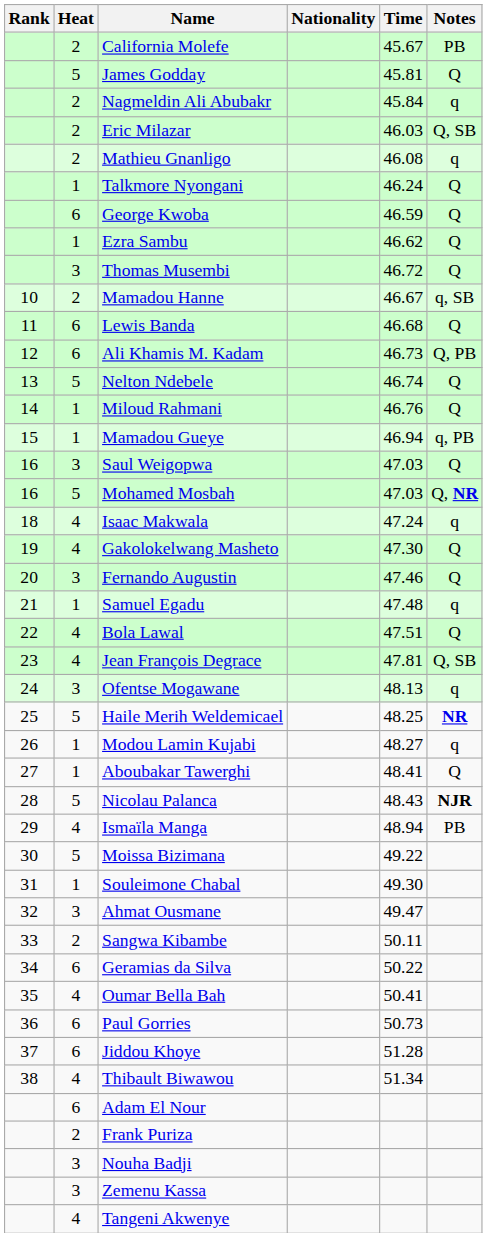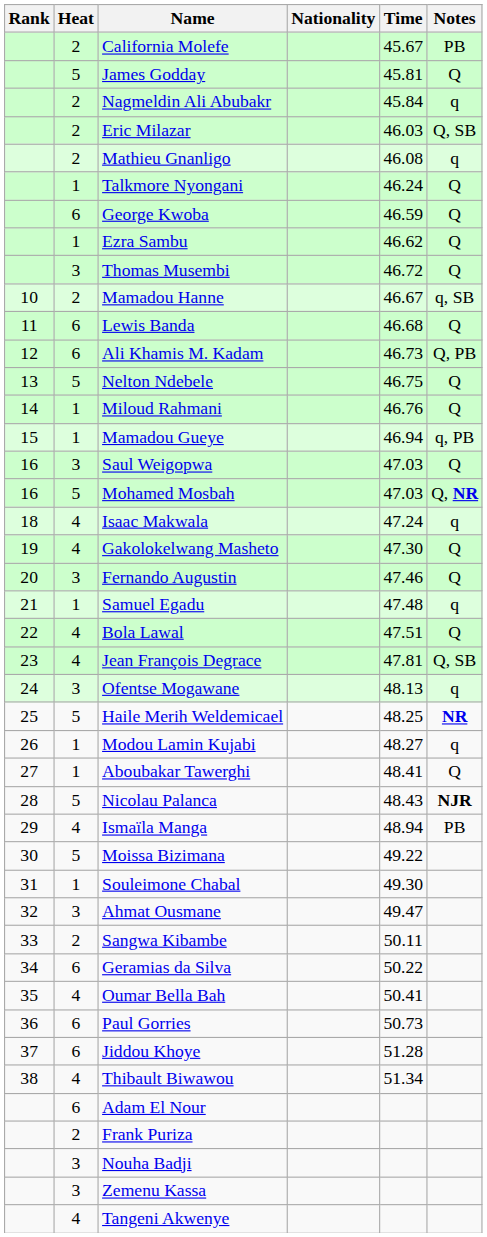(403, 381) 46.74 -> (403, 381) 46.75
